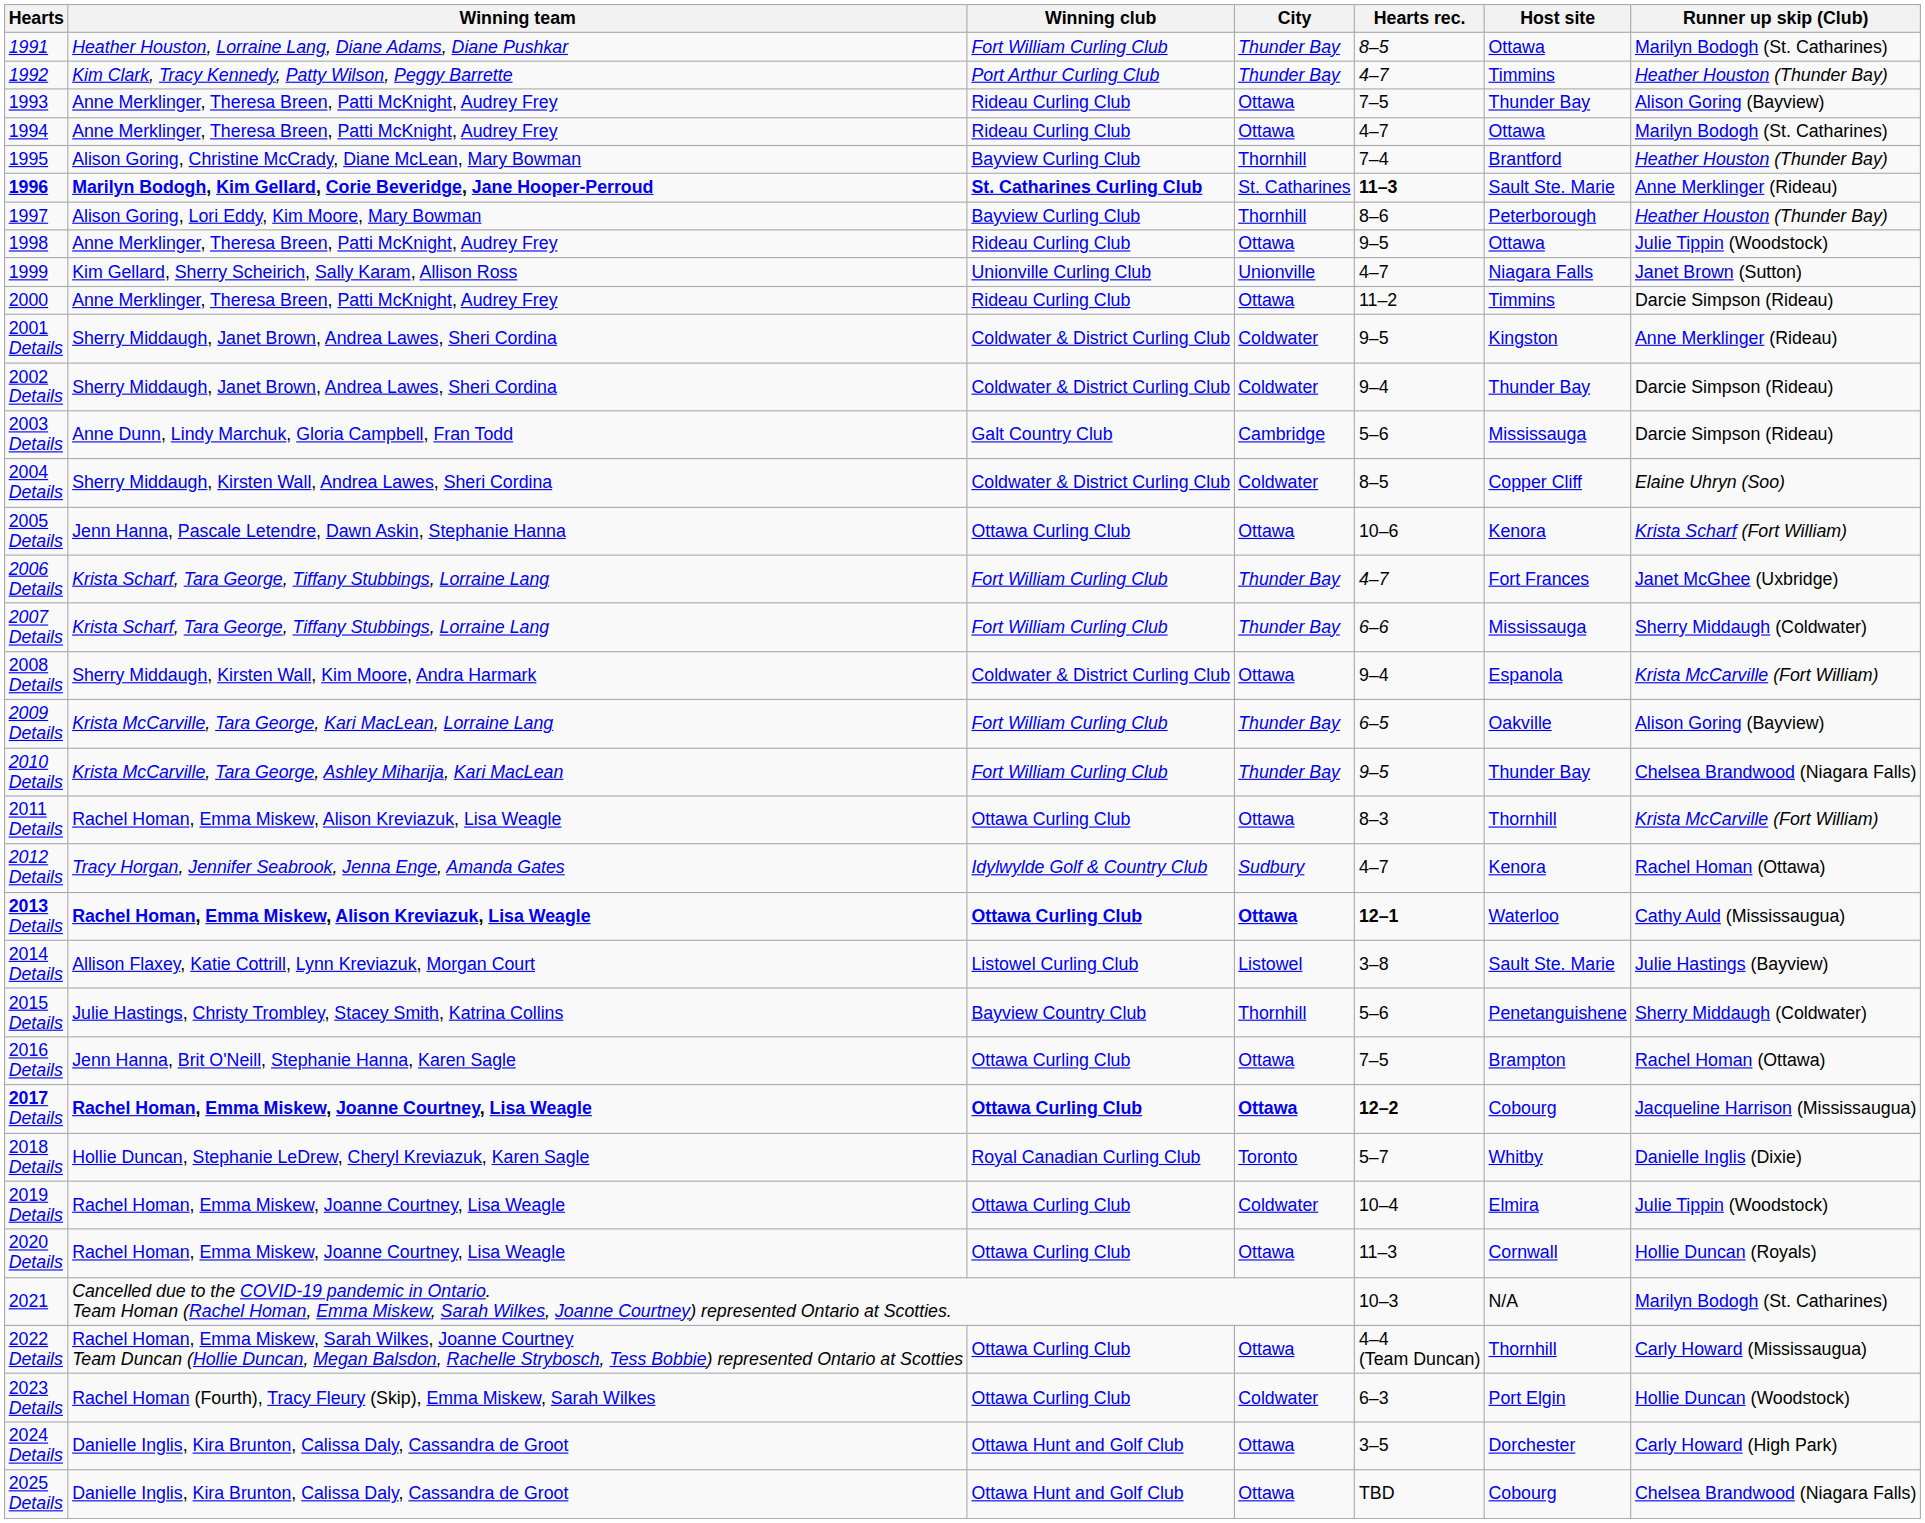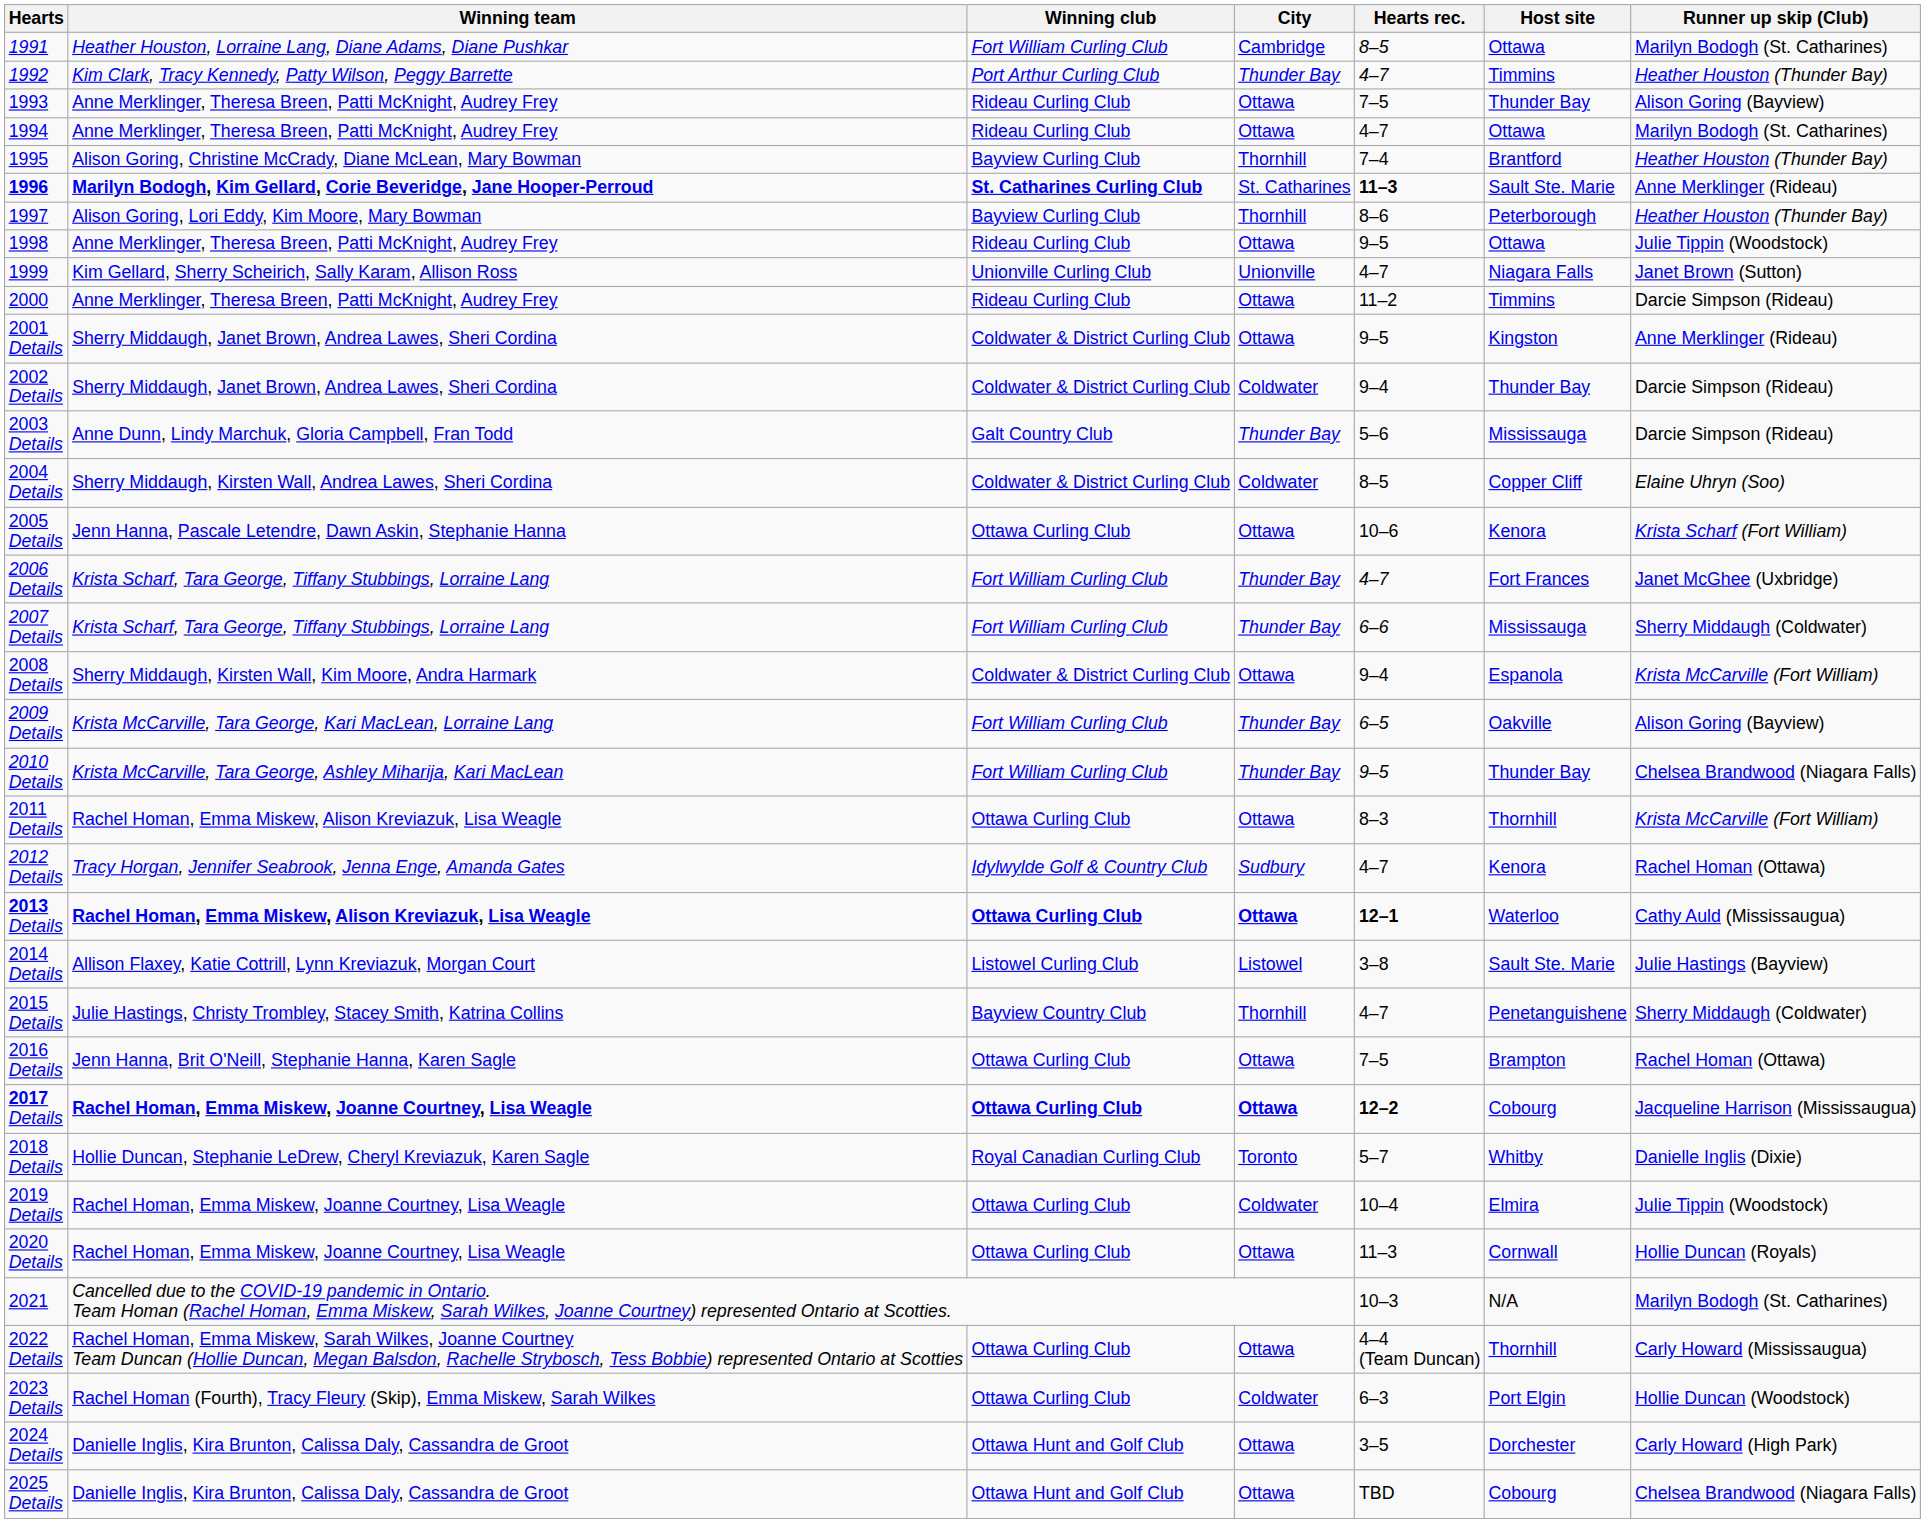(1289, 46) Thunder Bay -> (1282, 46) Cambridge
(1278, 338) Coldwater -> (1266, 338) Ottawa
(1282, 434) Cambridge -> (1289, 434) Thunder Bay
(1374, 1012) 5–6 -> (1374, 1012) 4–7
